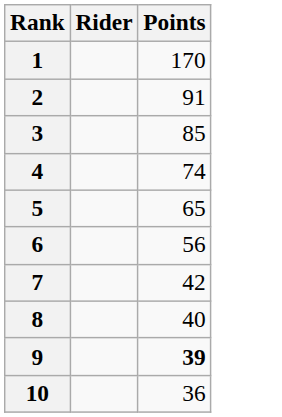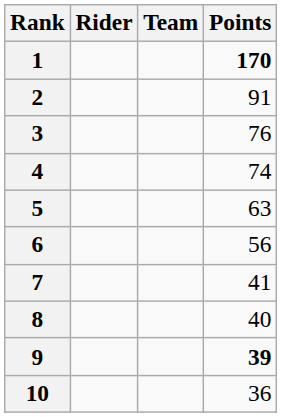+ column: (171, 23)
(188, 60) normal -> (254, 60) bold
(194, 134) 85 -> (260, 134) 76
(194, 208) 65 -> (260, 208) 63
(194, 282) 42 -> (260, 282) 41
